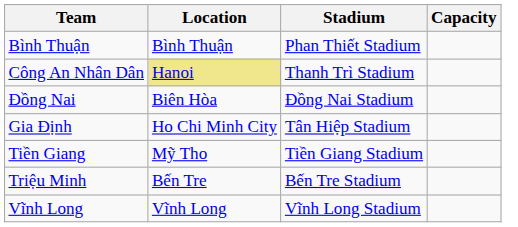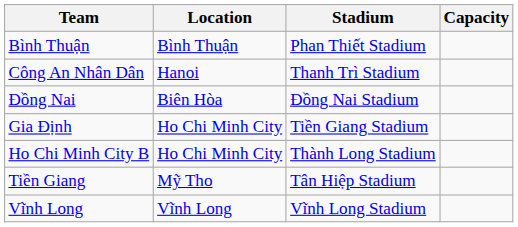(173, 72) khaki background -> (178, 72) no background
(348, 126) Tân Hiệp Stadium -> (359, 126) Tiền Giang Stadium
+ row: (79, 153)
(354, 153) Tiền Giang Stadium -> (353, 180) Tân Hiệp Stadium
- row: (47, 180)
